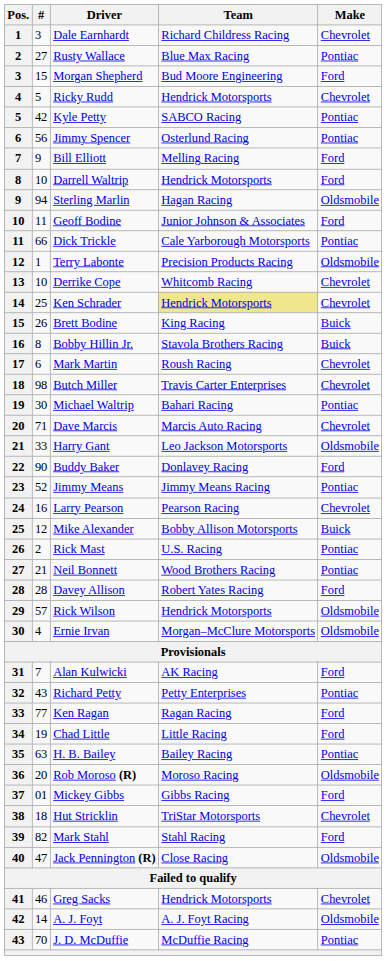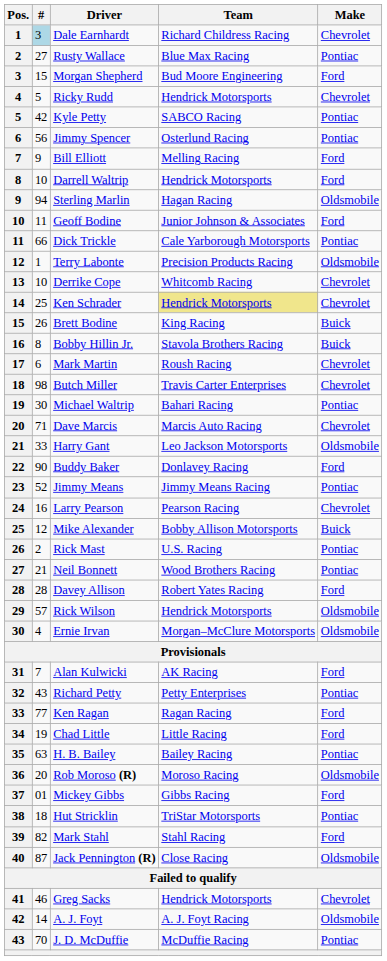(38, 35) no background -> (38, 35) lightblue background
(345, 816) Chevrolet -> (340, 816) Pontiac
(41, 857) 47 -> (41, 857) 87
